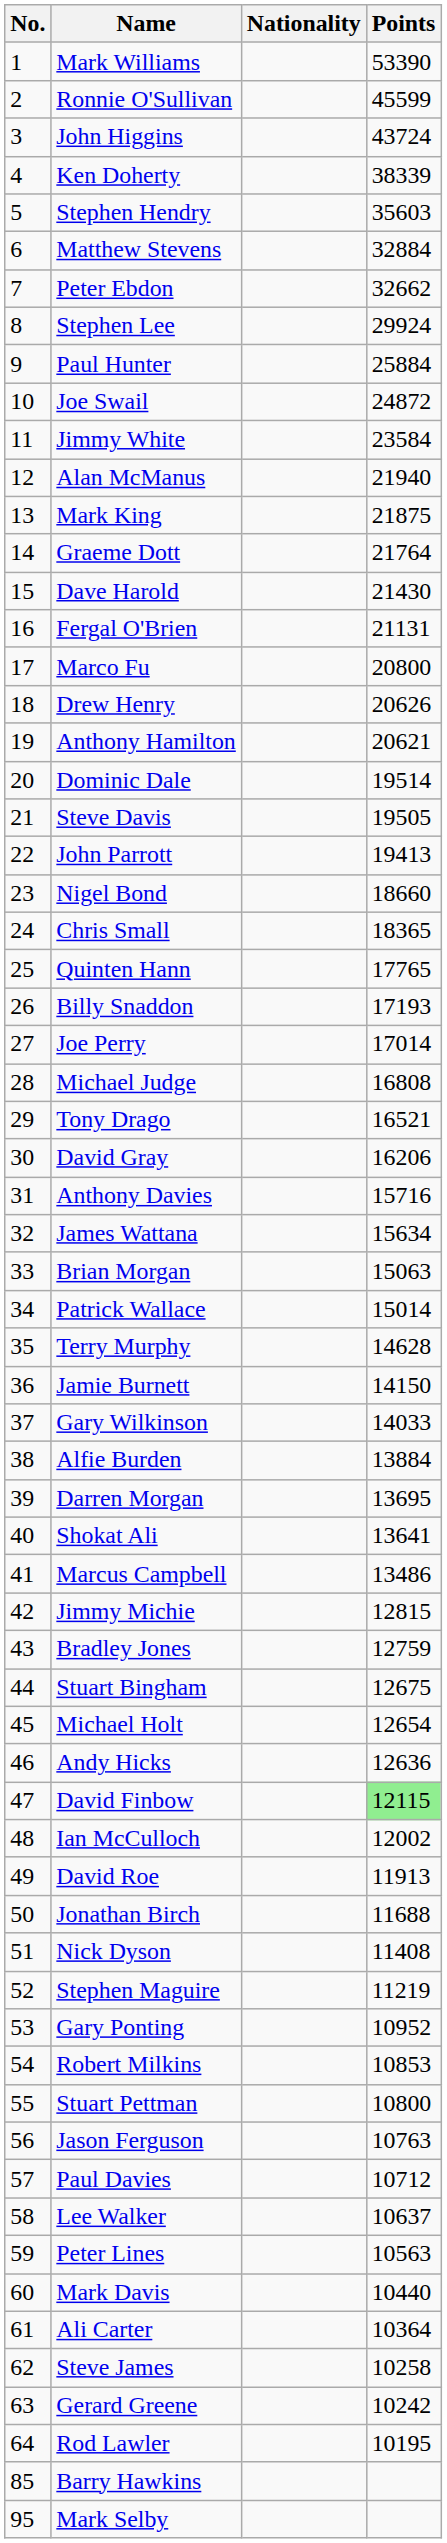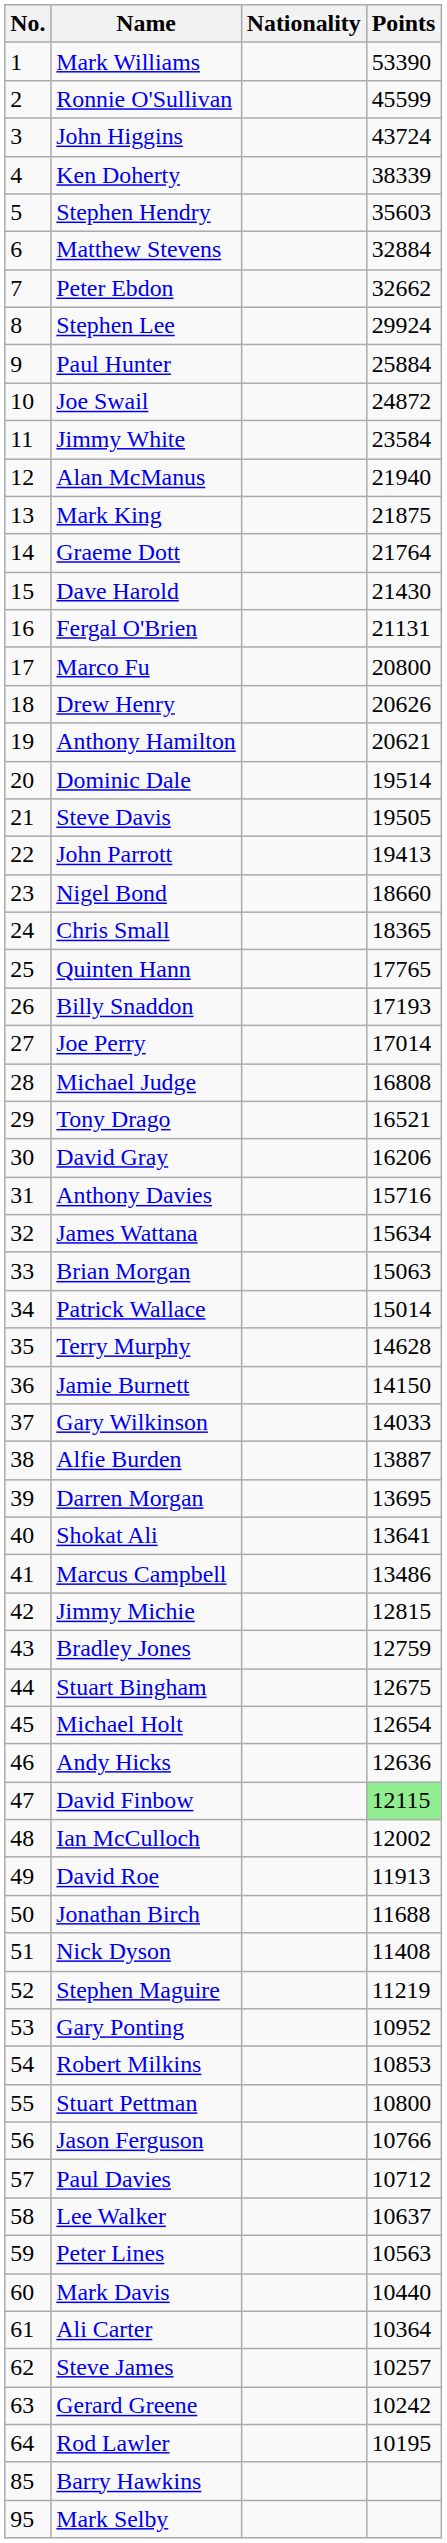(401, 1460) 13884 -> (401, 1460) 13887
(401, 2140) 10763 -> (401, 2140) 10766
(401, 2367) 10258 -> (401, 2367) 10257
